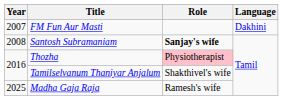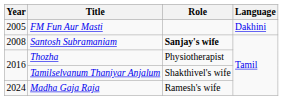(16, 27) 2007 -> (16, 27) 2005
(194, 57) pink background -> (194, 57) no background
(16, 88) 2025 -> (16, 88) 2024
